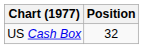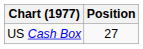(111, 33) 32 -> (111, 33) 27
